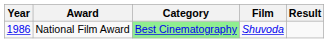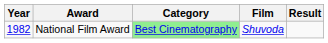(19, 30) 1986 -> (19, 30) 1982
